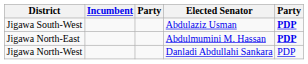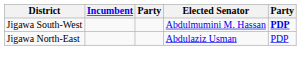(201, 25) Abdulaziz Usman -> (216, 25) Abdulmumini M. Hassan
(216, 38) Abdulmumini M. Hassan -> (201, 38) Abdulaziz Usman
(287, 38) bold -> (279, 38) normal
- row: (44, 52)
